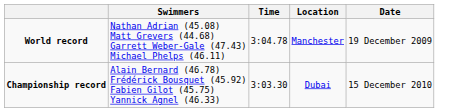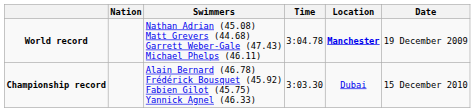+ column: (126, 11)
(318, 41) normal -> (353, 41) bold
